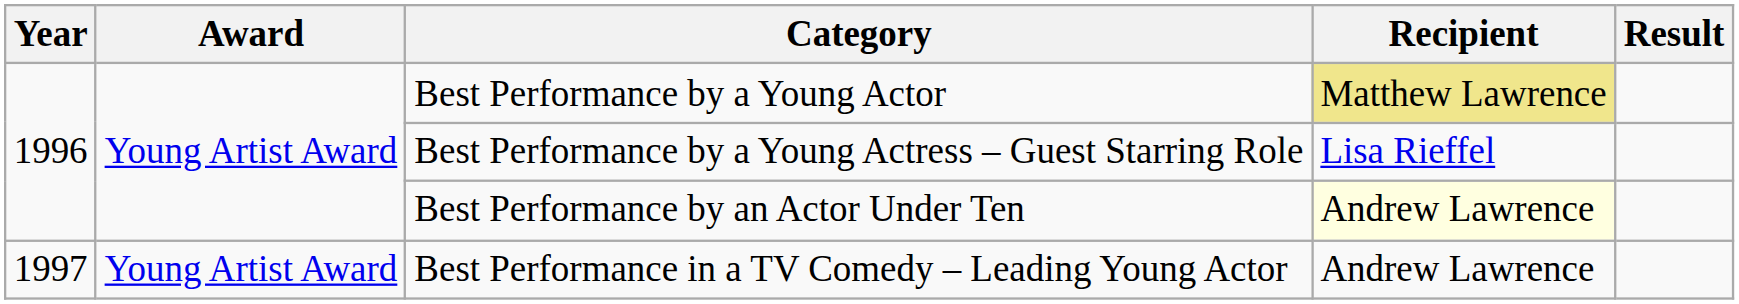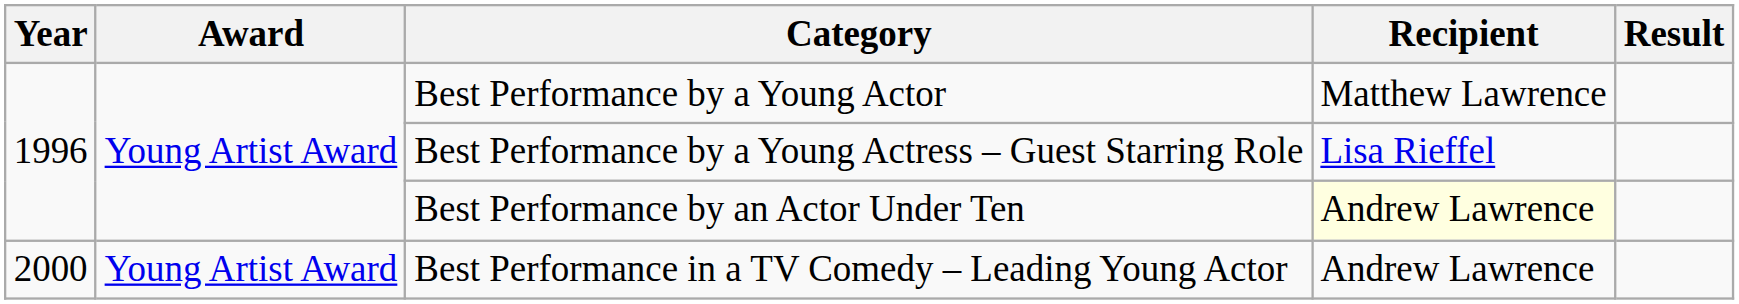(1464, 92) khaki background -> (1464, 92) no background
(51, 268) 1997 -> (51, 268) 2000
